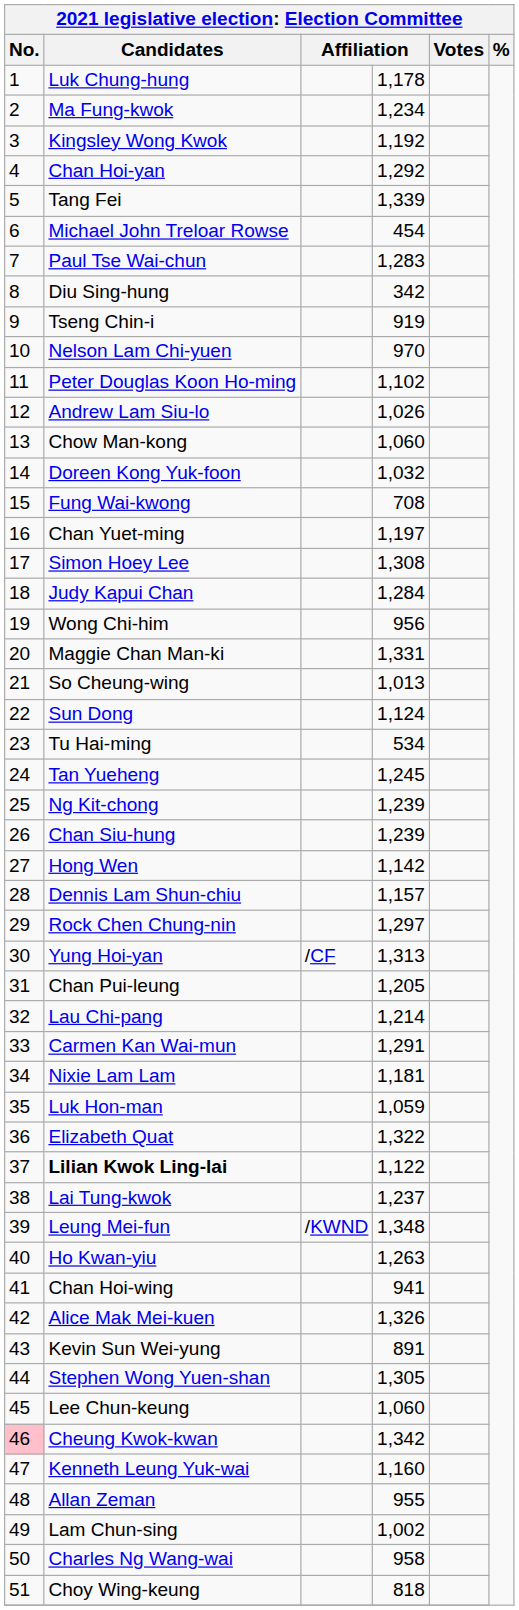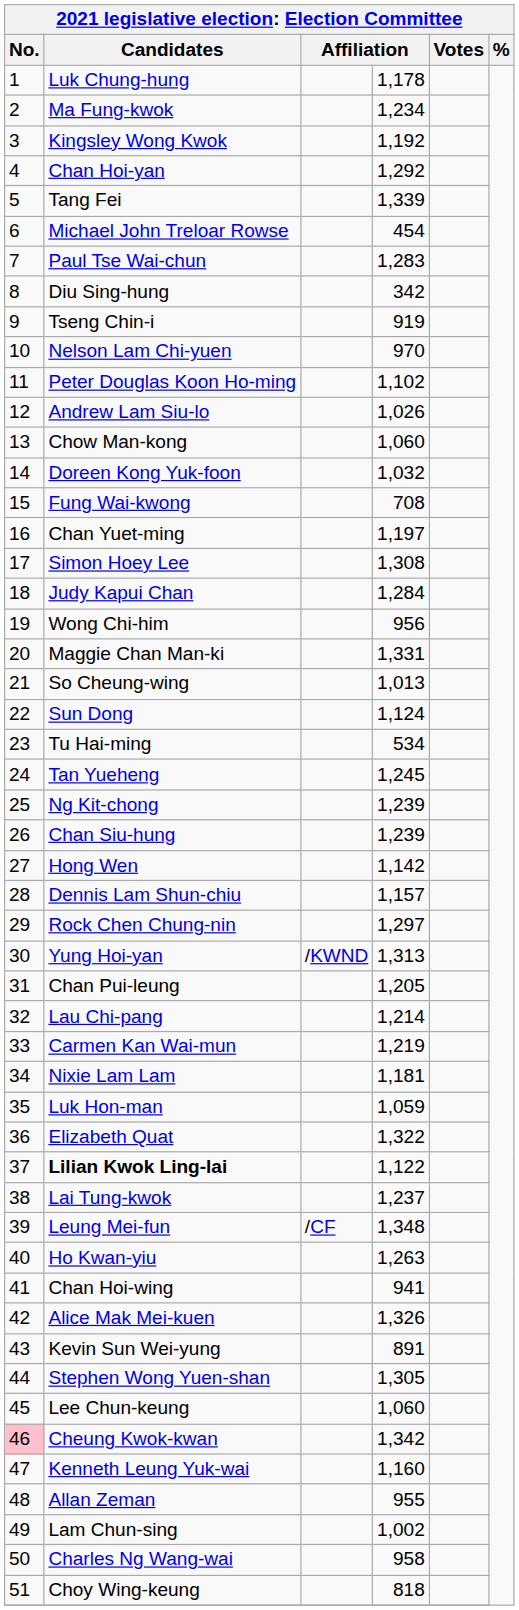(320, 955) /CF -> (337, 955) /KWND
(401, 1046) 1,291 -> (401, 1046) 1,219
(337, 1227) /KWND -> (320, 1227) /CF
